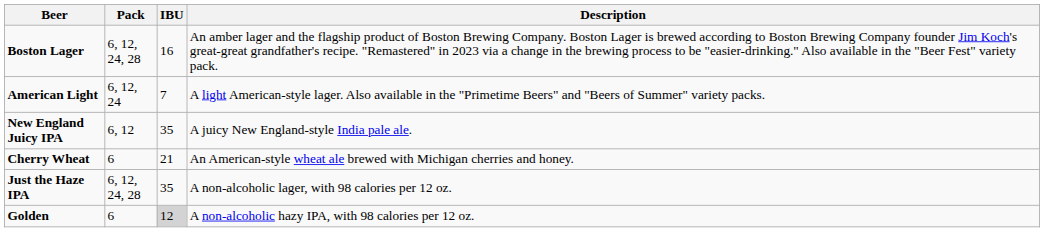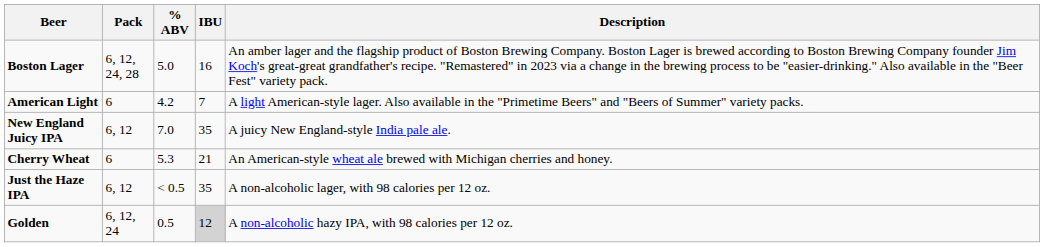+ column: (175, 22)
(122, 94) 6, 12, 24 -> (109, 101) 6
(124, 187) 6, 12, 24, 28 -> (119, 187) 6, 12
(111, 216) 6 -> (121, 223) 6, 12, 24
